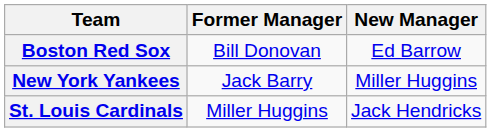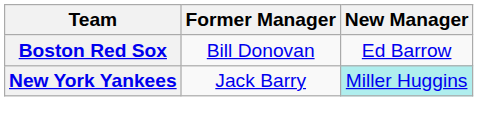(416, 80) no background -> (407, 80) paleturquoise background
- row: (96, 111)
